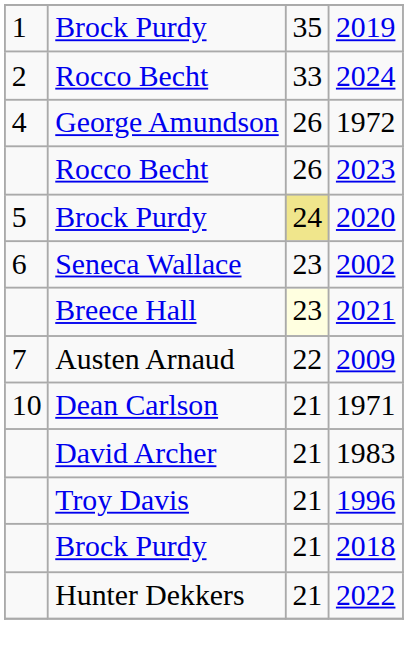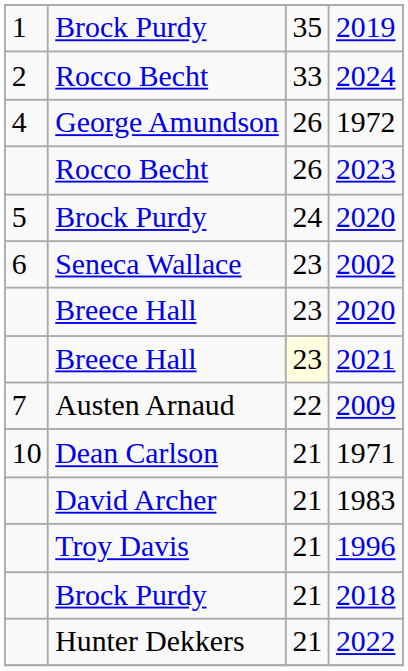(307, 216) khaki background -> (307, 216) no background
+ row: (126, 311)
